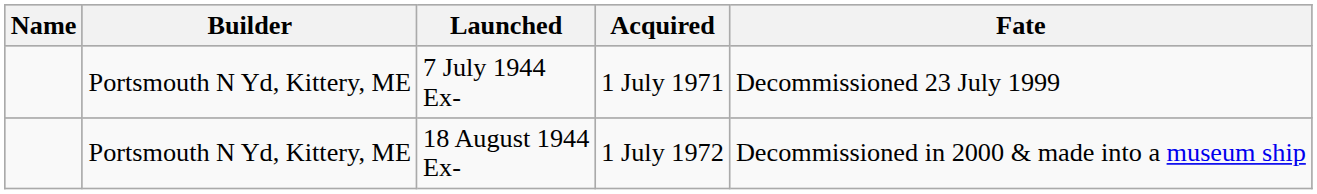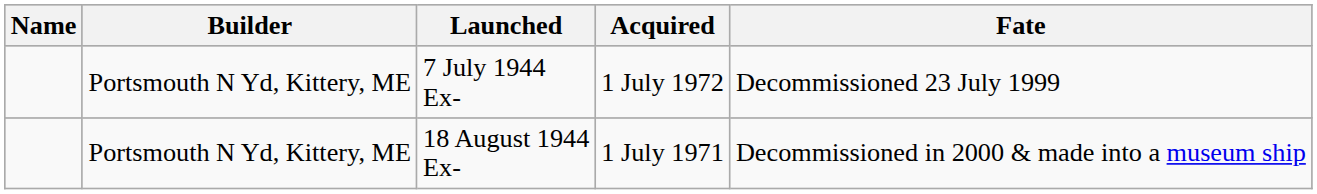(663, 81) 1 July 1971 -> (663, 81) 1 July 1972
(663, 152) 1 July 1972 -> (663, 152) 1 July 1971
